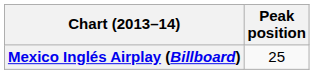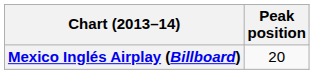(277, 57) 25 -> (277, 57) 20
